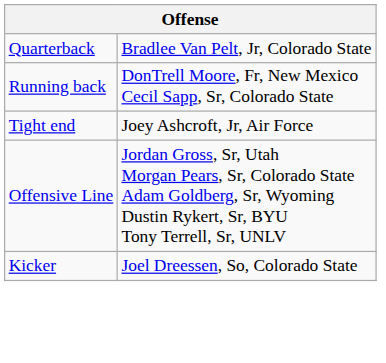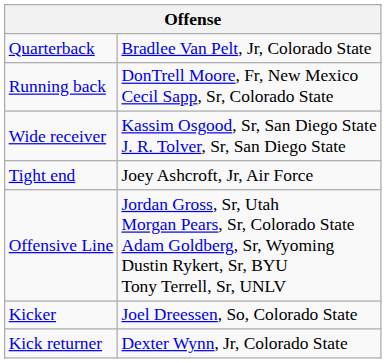+ row: (57, 136)
+ row: (55, 343)
